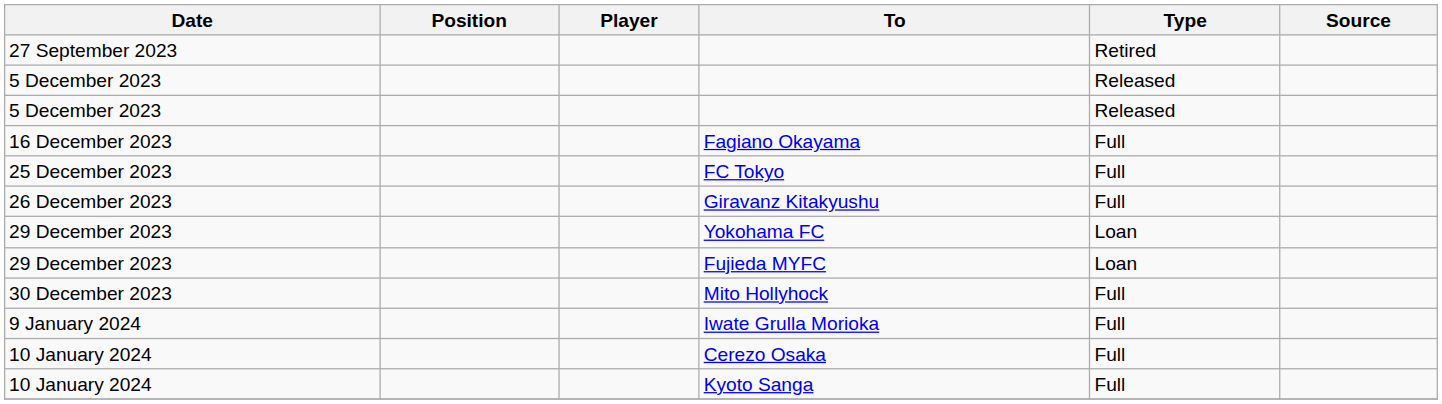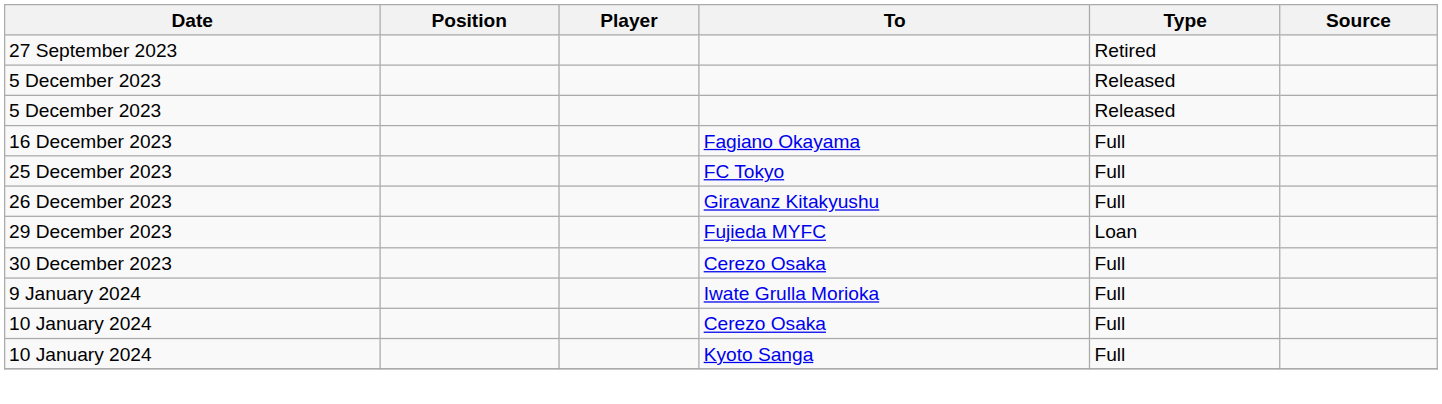- row: (90, 232)
+ row: (90, 263)
- row: (90, 293)
